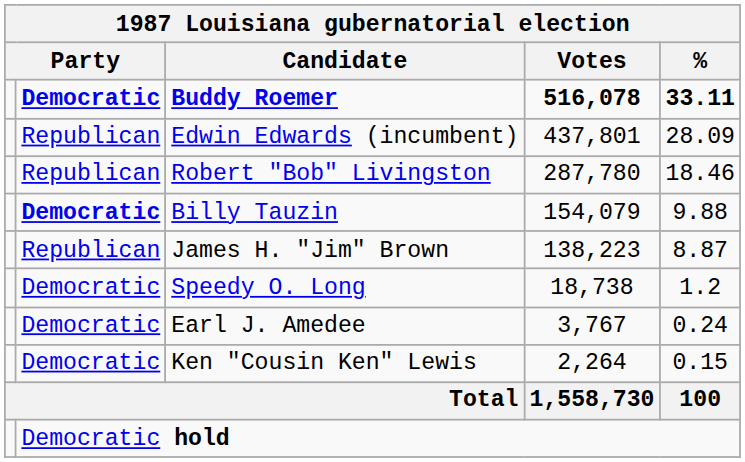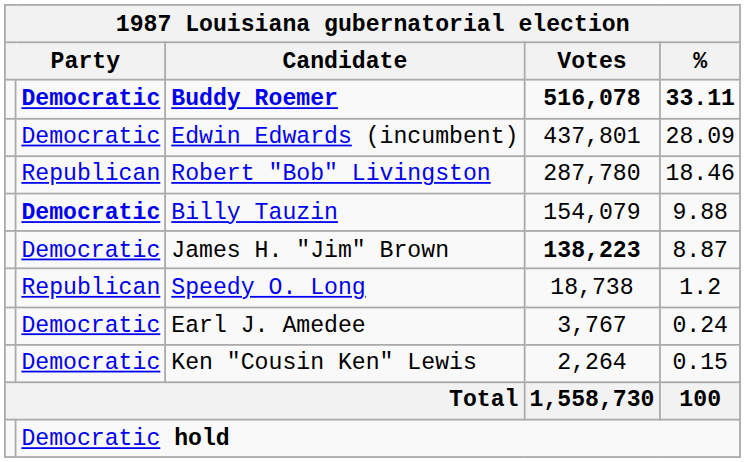(91, 137) Republican -> (91, 137) Democratic
(91, 250) Republican -> (91, 250) Democratic
(592, 250) normal -> (592, 250) bold
(91, 288) Democratic -> (91, 288) Republican
